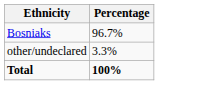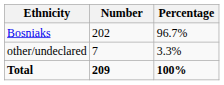+ column: (122, 13)
